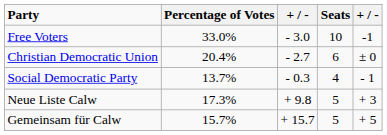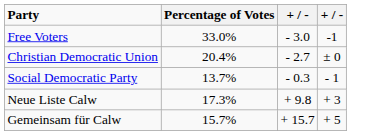- column: (336, 15)
